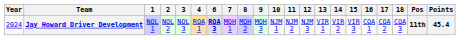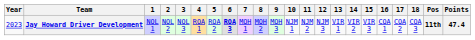+ column: (214, 10)
(14, 25) 2024 -> (14, 25) 2023
(441, 25) 45.4 -> (457, 25) 47.4
